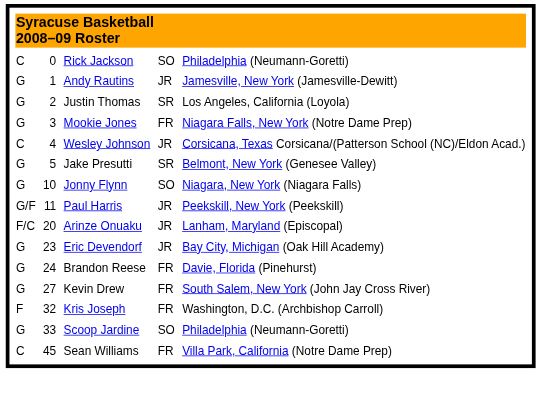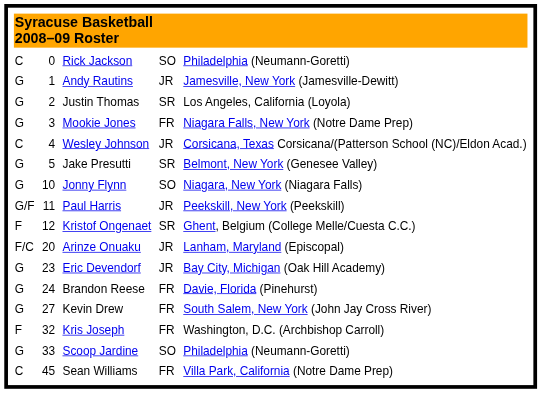+ row: (107, 226)
